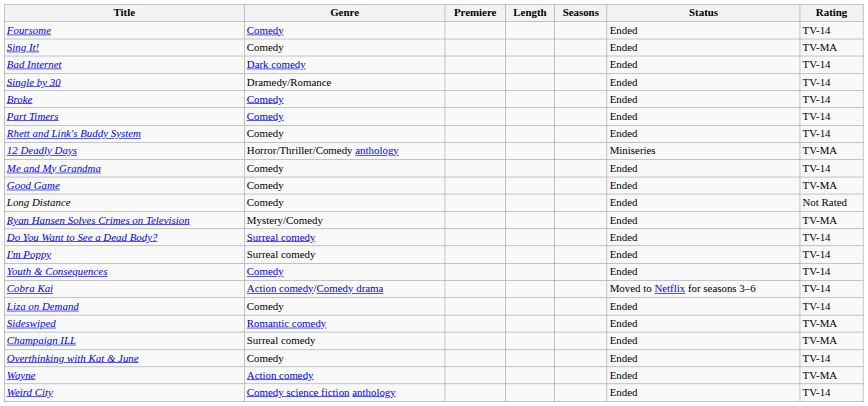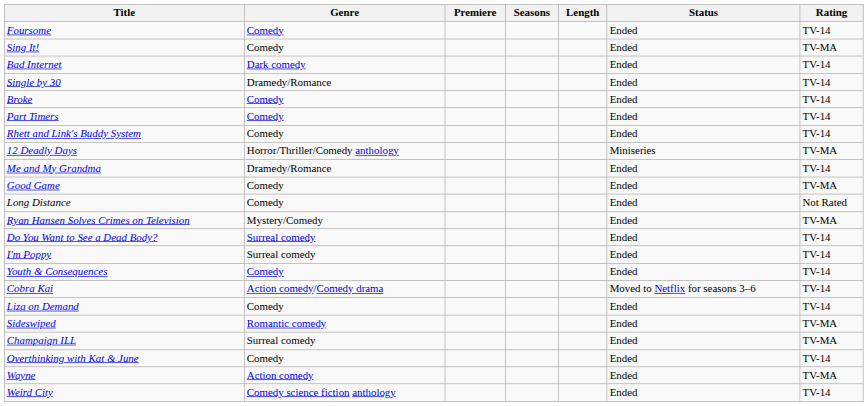columns swapped: (581, 13) <-> (530, 13)
(265, 168) Comedy -> (289, 168) Dramedy/Romance
